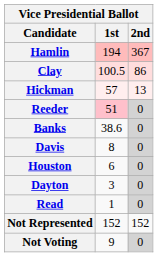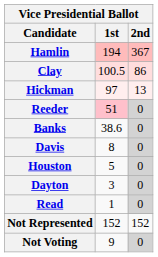(112, 90) 57 -> (112, 90) 97
(112, 166) 6 -> (112, 166) 5
